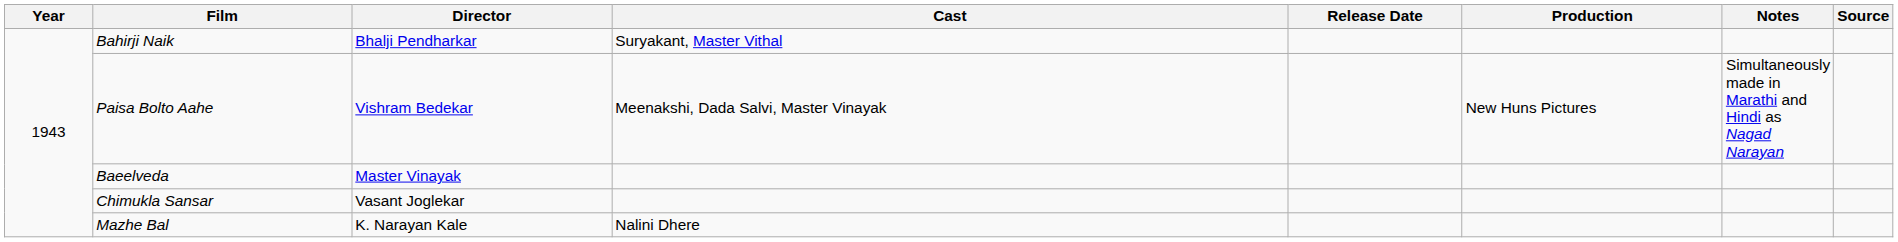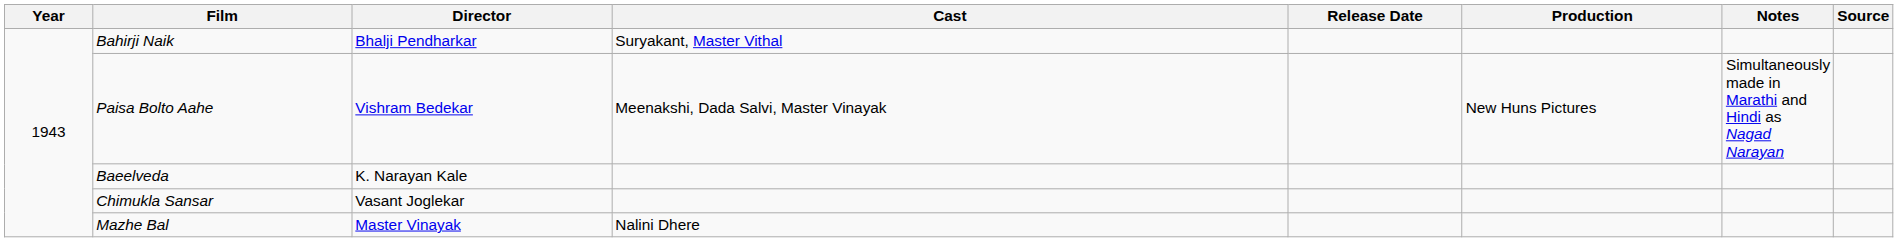(408, 176) Master Vinayak -> (411, 176) K. Narayan Kale
(411, 224) K. Narayan Kale -> (408, 224) Master Vinayak
